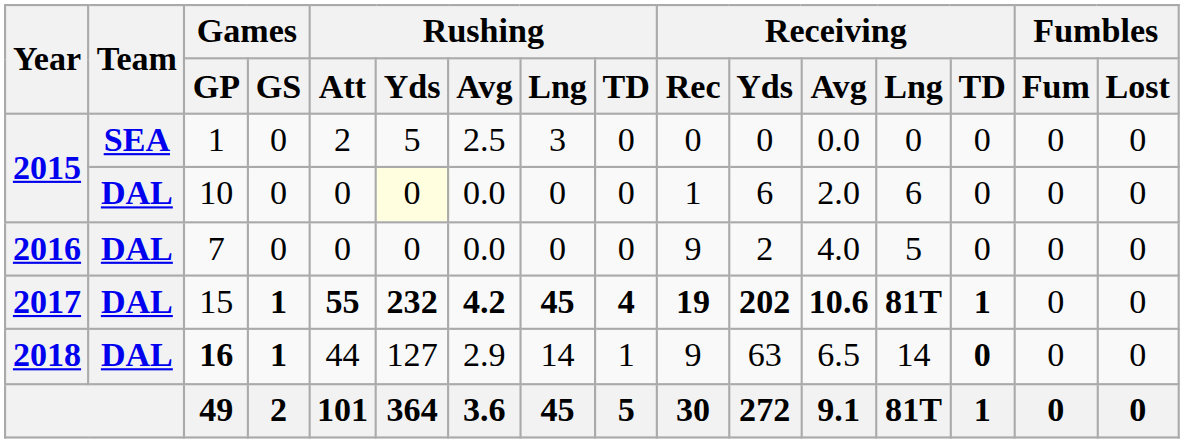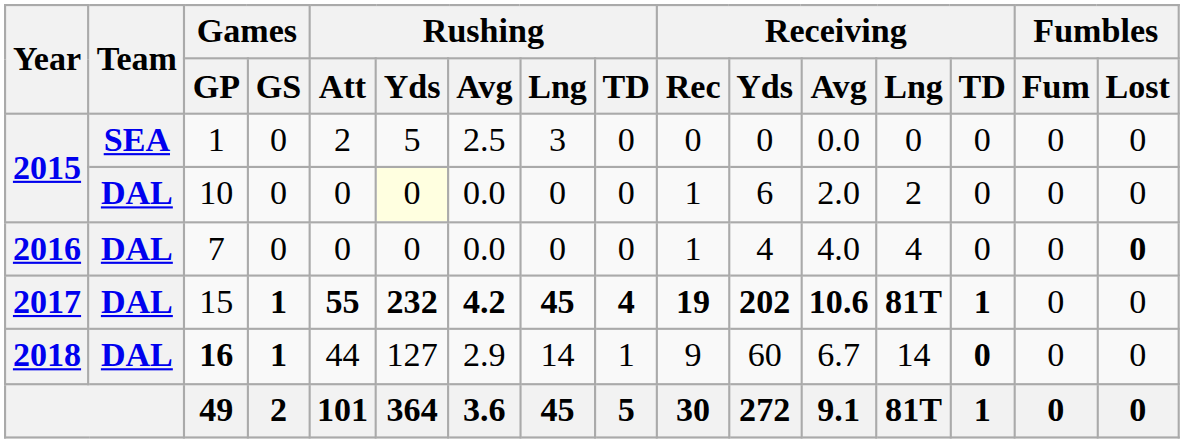(914, 193) 6 -> (914, 193) 2
(693, 247) 9 -> (693, 247) 1
(765, 247) 2 -> (765, 247) 4
(914, 247) 5 -> (914, 247) 4
(1138, 247) normal -> (1138, 247) bold
(765, 355) 63 -> (765, 355) 60
(839, 355) 6.5 -> (839, 355) 6.7
